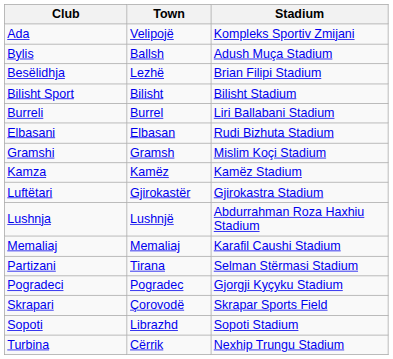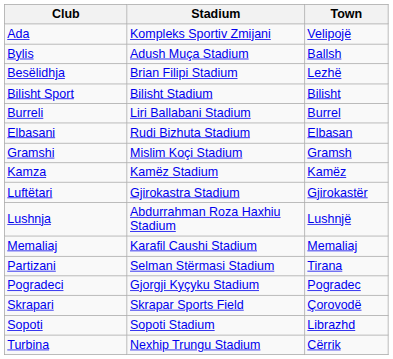columns swapped: (169, 14) <-> (300, 14)
